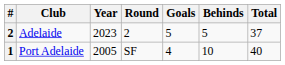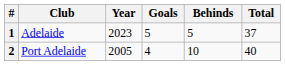- column: (142, 13)
(10, 32) 2 -> (11, 32) 1
(10, 51) 1 -> (11, 51) 2
